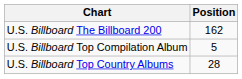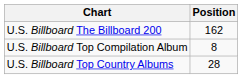(214, 47) 5 -> (214, 47) 8
